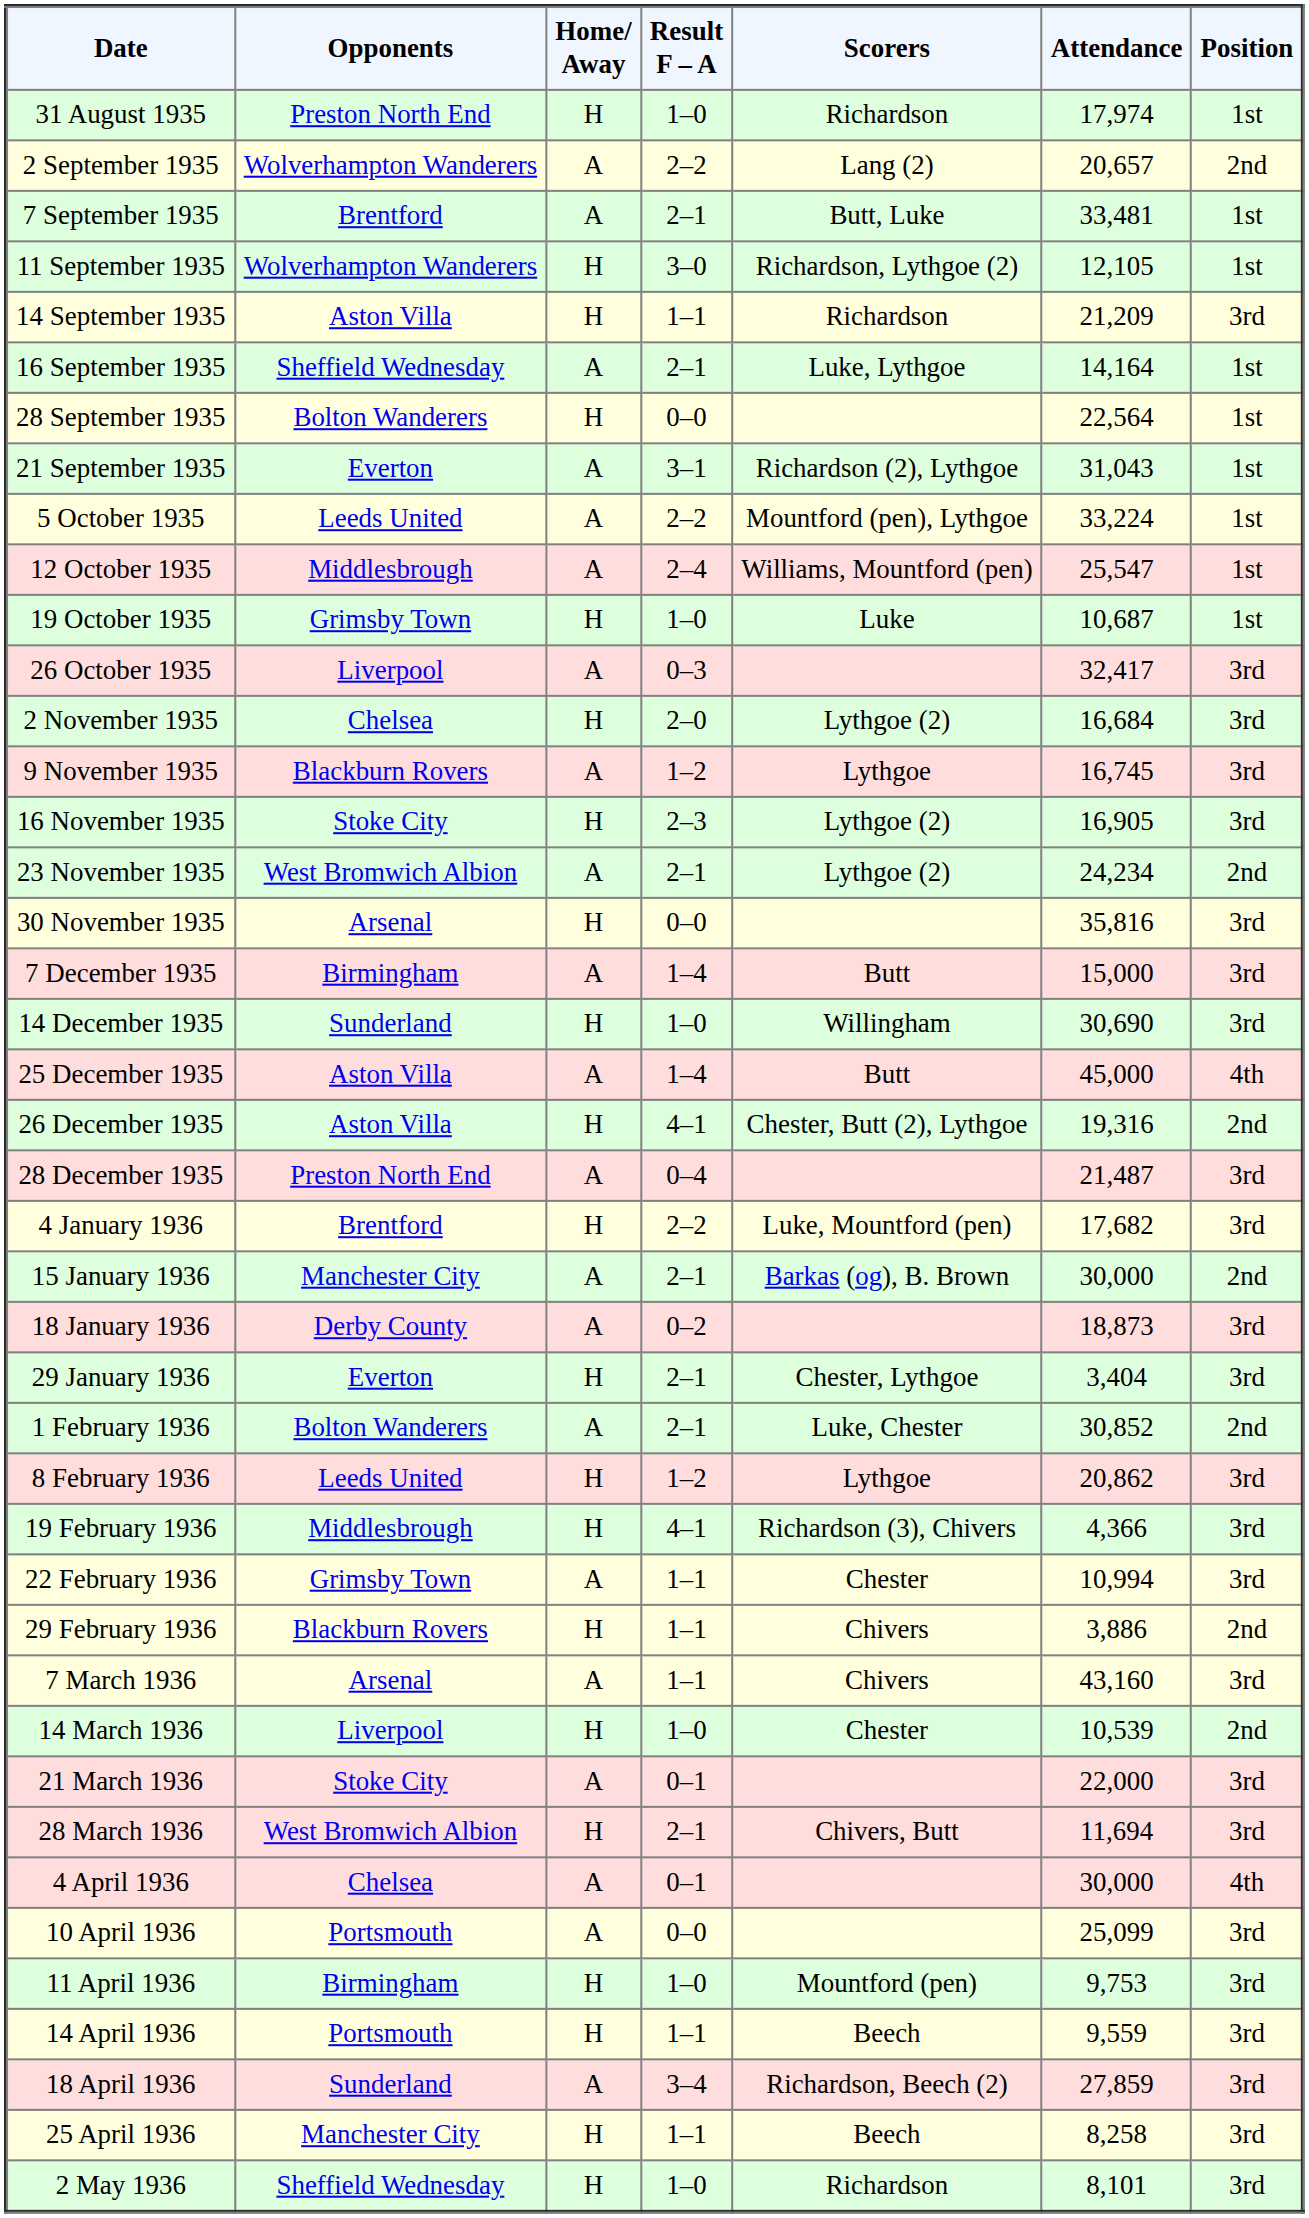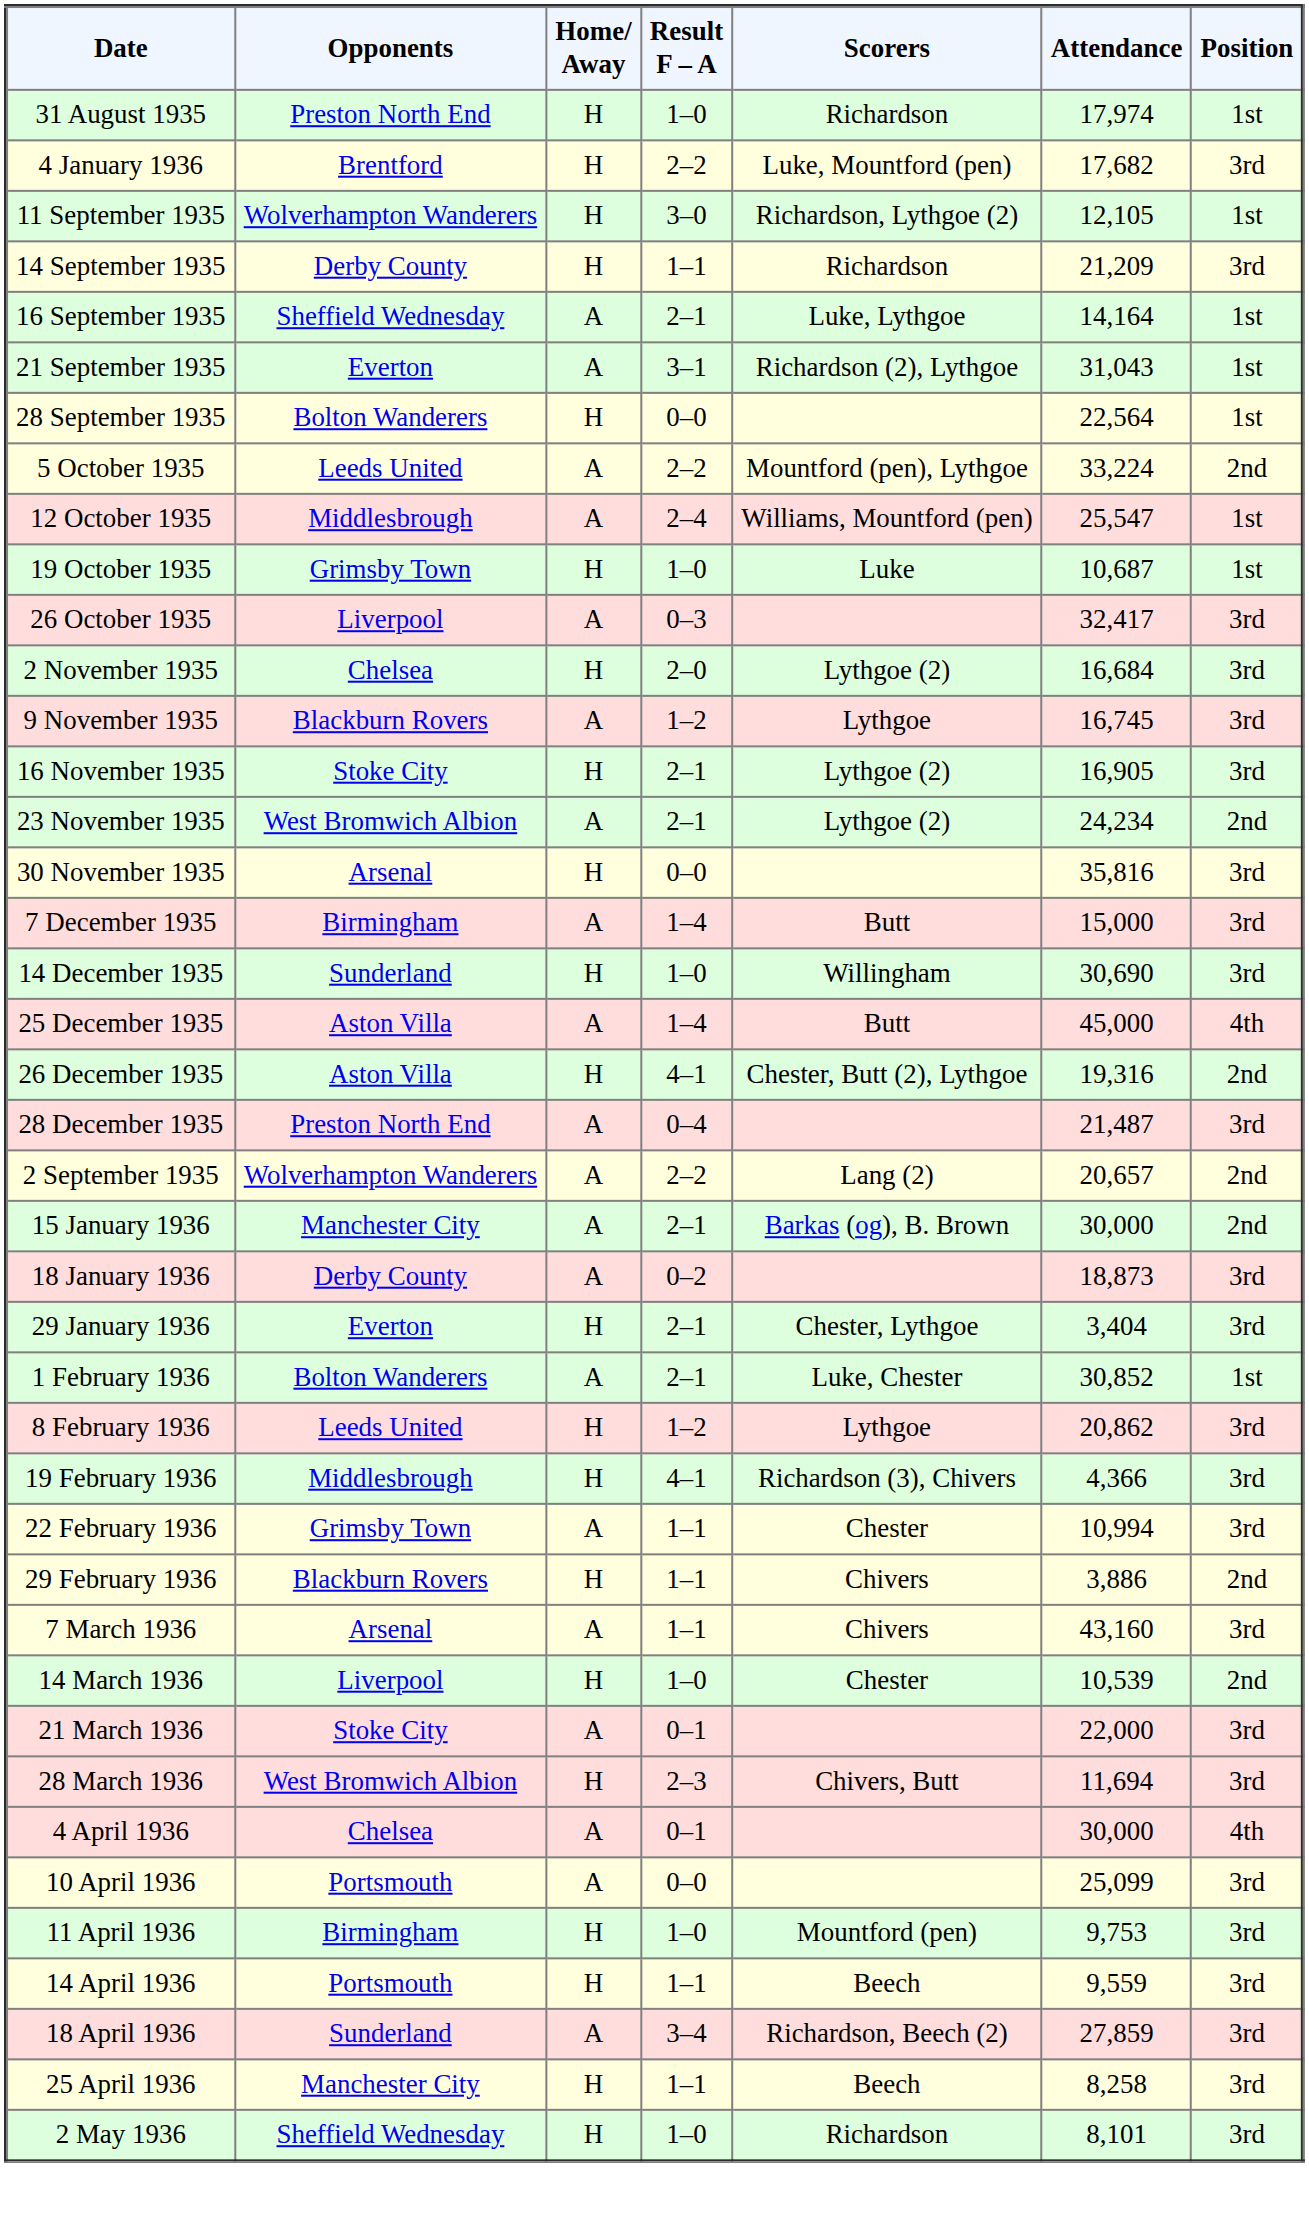rows swapped: (121, 165) <-> (121, 1225)
- row: (121, 215)
(390, 316) Aston Villa -> (390, 266) Derby County
rows swapped: (121, 468) <-> (121, 417)
(1247, 518) 1st -> (1247, 468) 2nd
(686, 821) 2–3 -> (686, 771) 2–1
(1247, 1427) 2nd -> (1247, 1377) 1st
(686, 1831) 2–1 -> (686, 1781) 2–3
